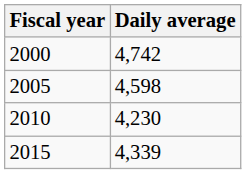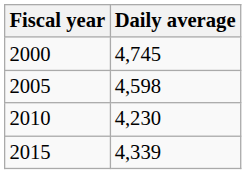(138, 53) 4,742 -> (138, 53) 4,745
